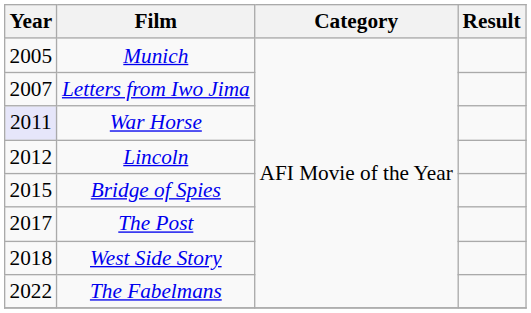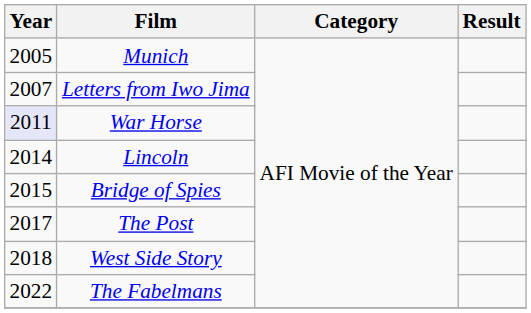(31, 156) 2012 -> (31, 156) 2014
